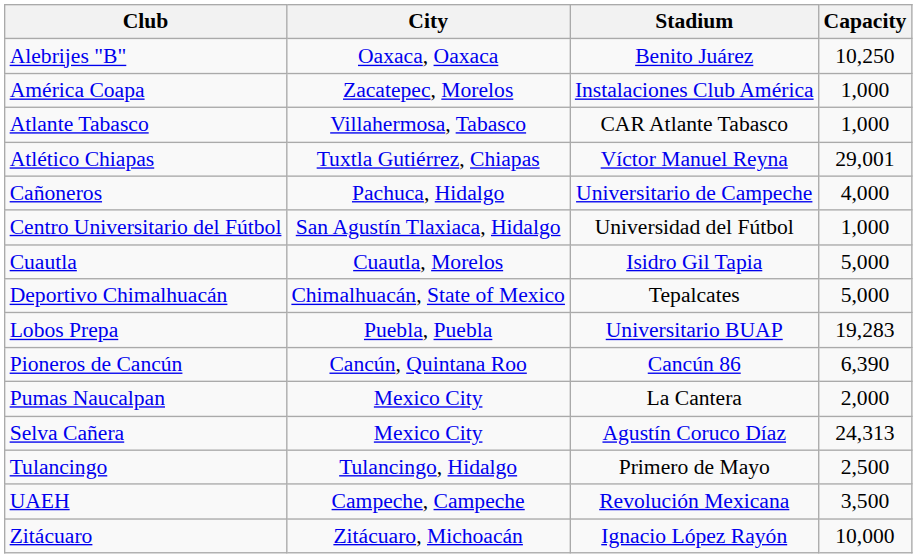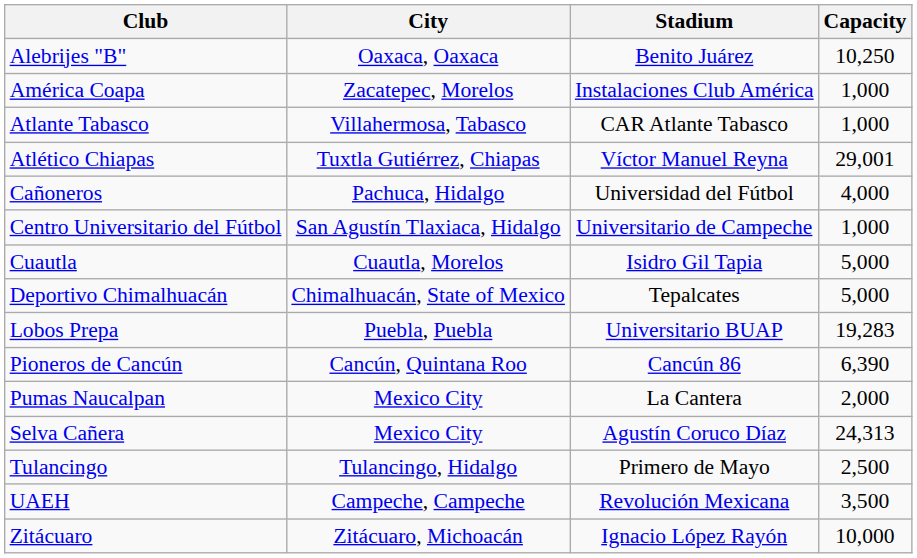(694, 192) Universitario de Campeche -> (694, 192) Universidad del Fútbol
(694, 227) Universidad del Fútbol -> (694, 227) Universitario de Campeche
